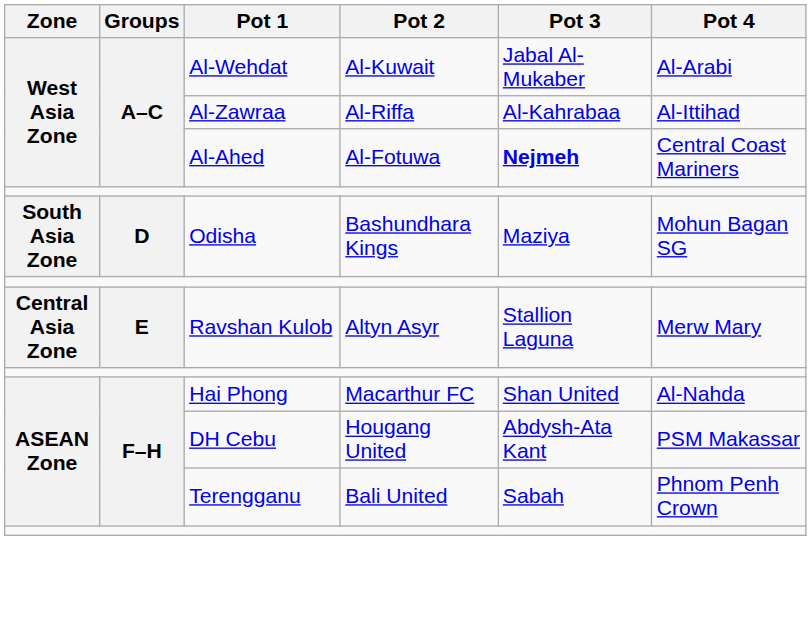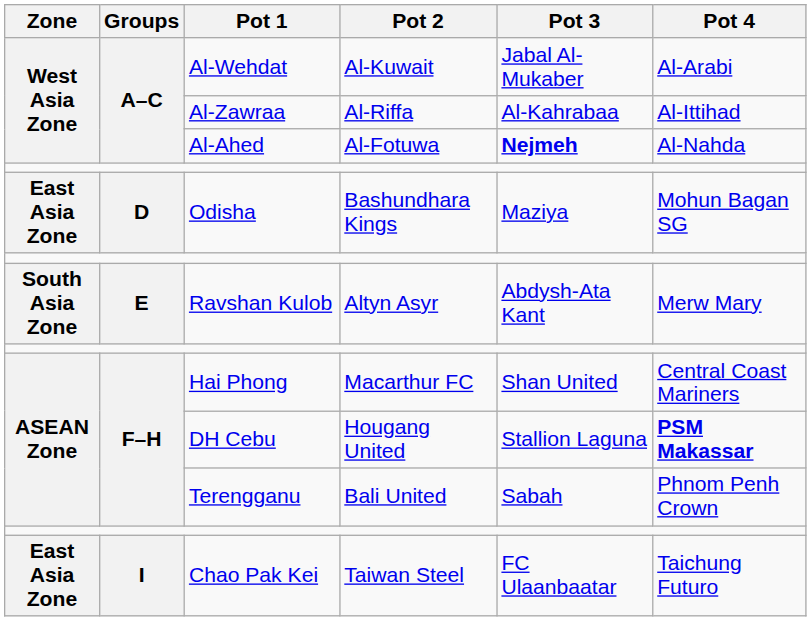(721, 157) Central Coast Mariners -> (701, 145) Al-Nahda
(52, 236) South Asia Zone -> (52, 212) East Asia Zone
(52, 326) Central Asia Zone -> (52, 303) South Asia Zone
(538, 326) Stallion Laguna -> (556, 303) Abdysh-Ata Kant
(701, 393) Al-Nahda -> (722, 382) Central Coast Mariners
(557, 439) Abdysh-Ata Kant -> (574, 439) Stallion Laguna
(728, 439) normal -> (705, 439) bold
+ row: (254, 575)
